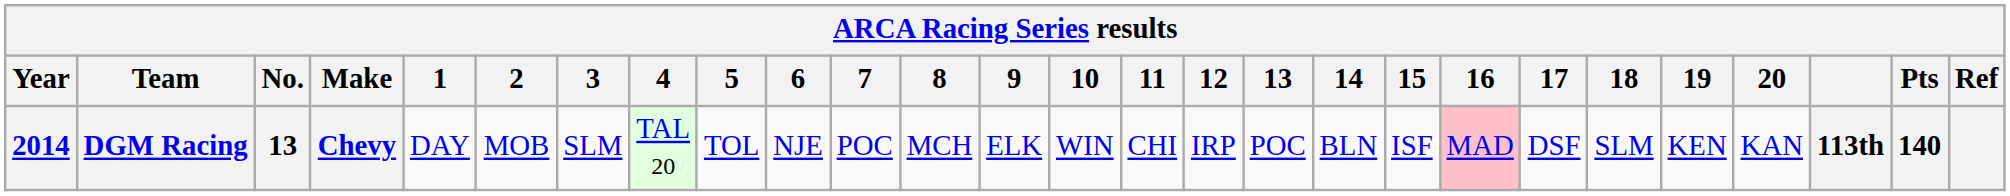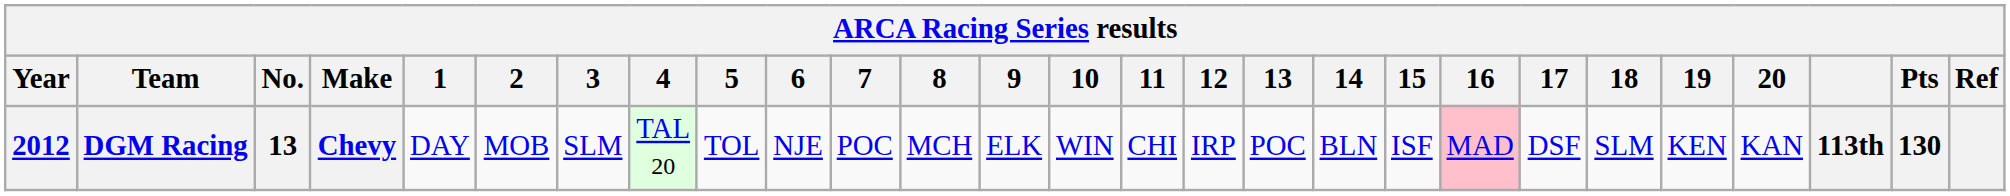(41, 147) 2014 -> (41, 147) 2012
(1920, 147) 140 -> (1920, 147) 130
